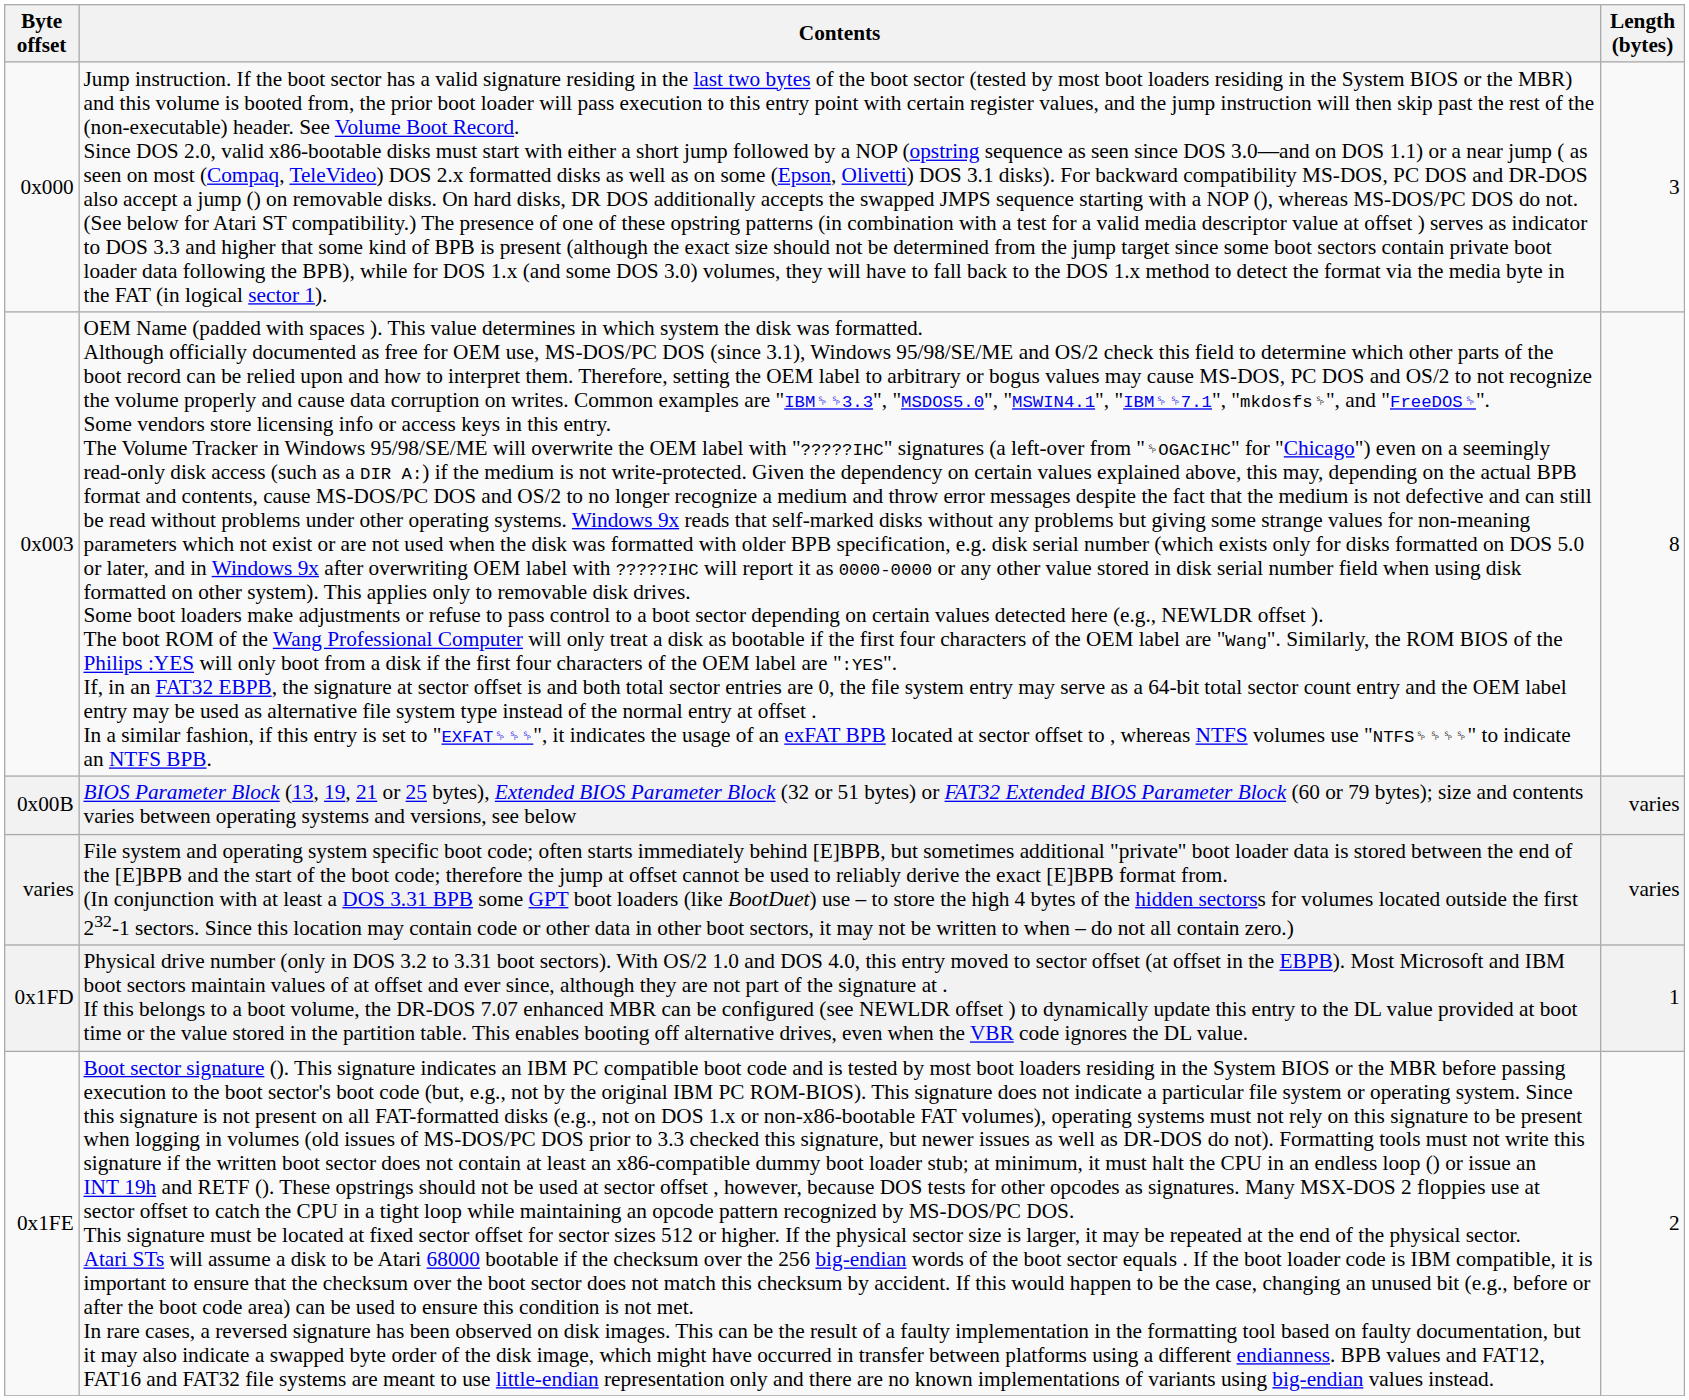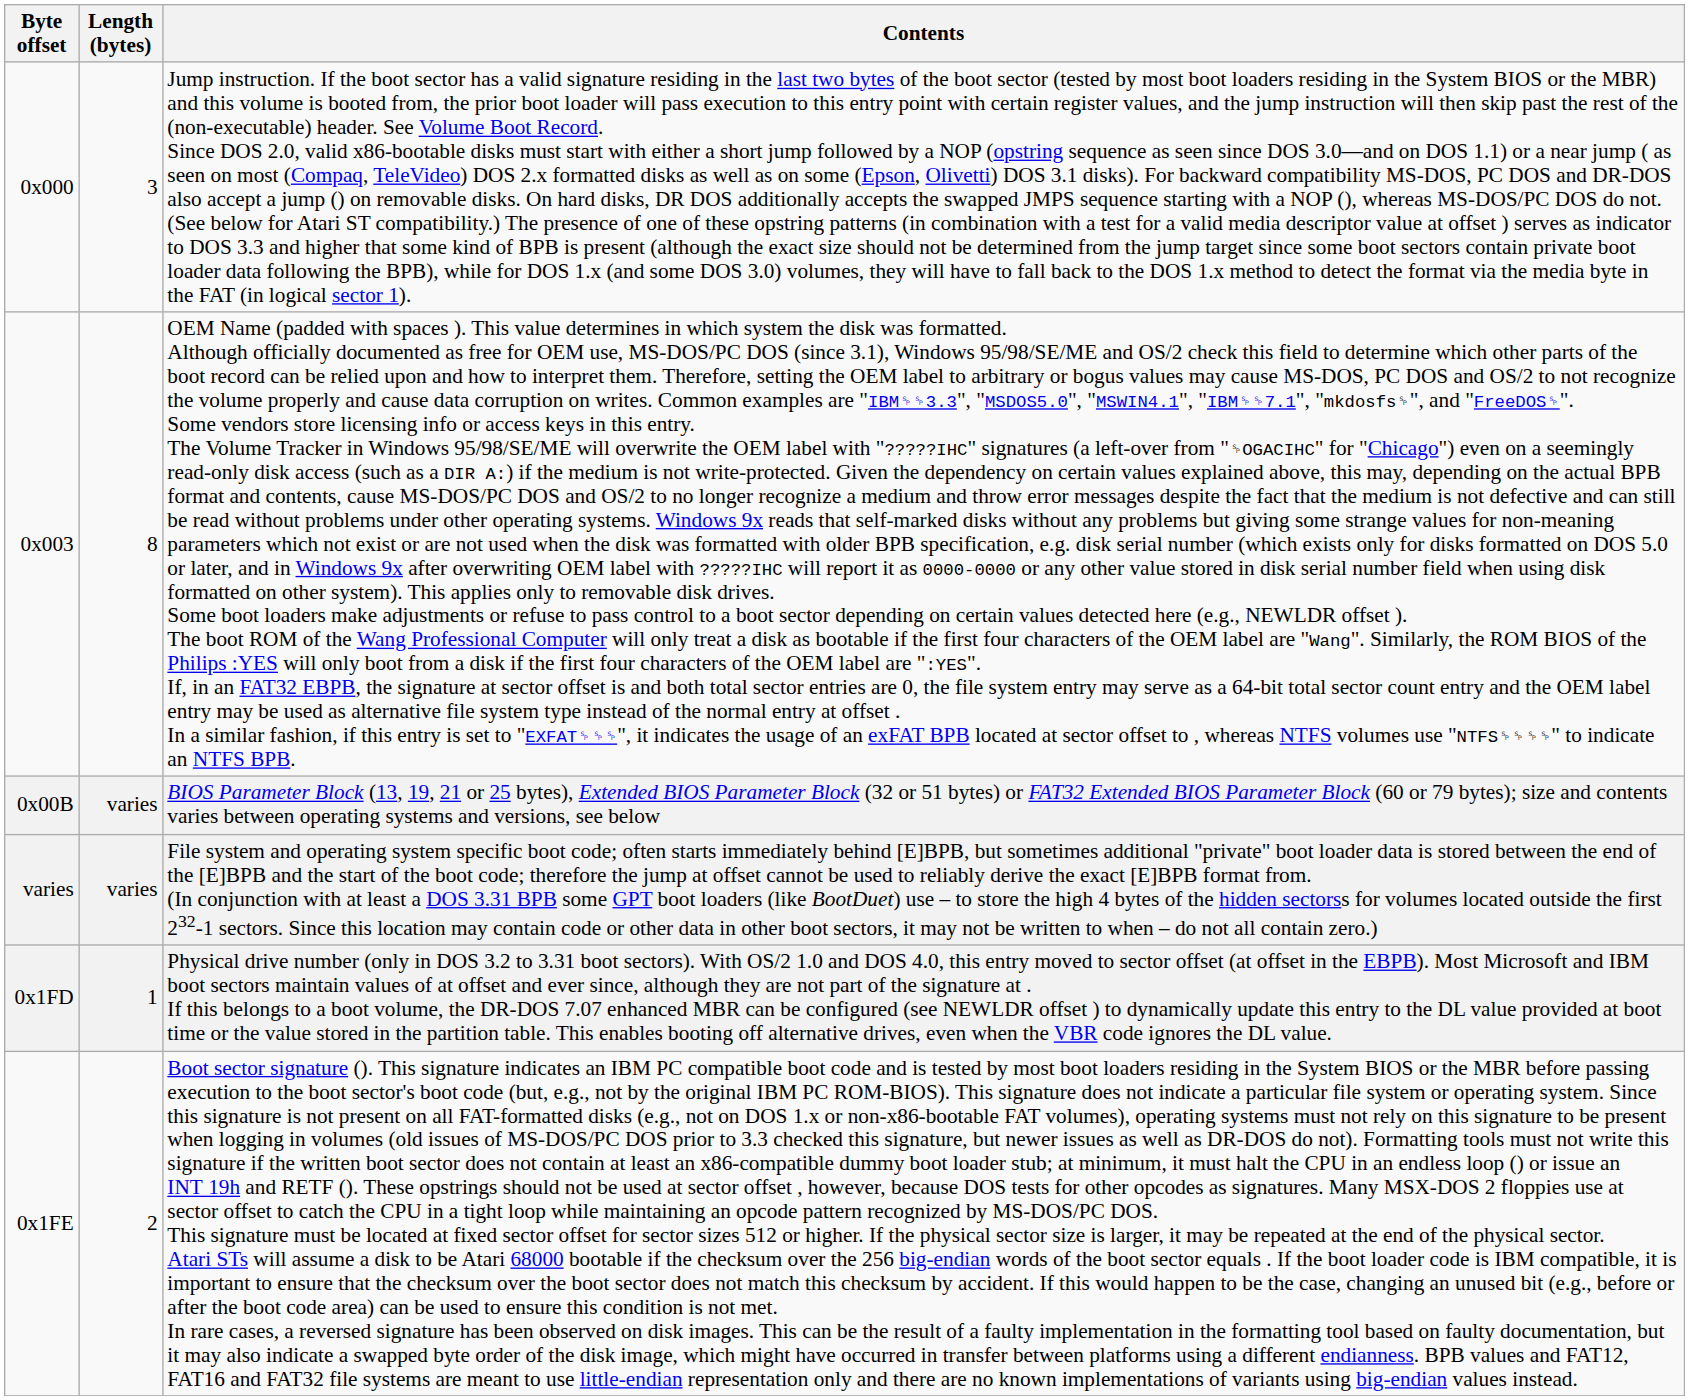columns swapped: (1642, 33) <-> (840, 33)
